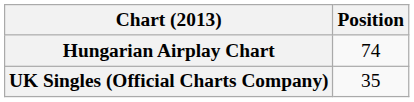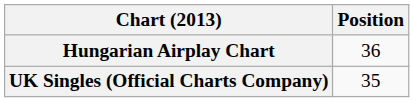(371, 50) 74 -> (371, 50) 36
